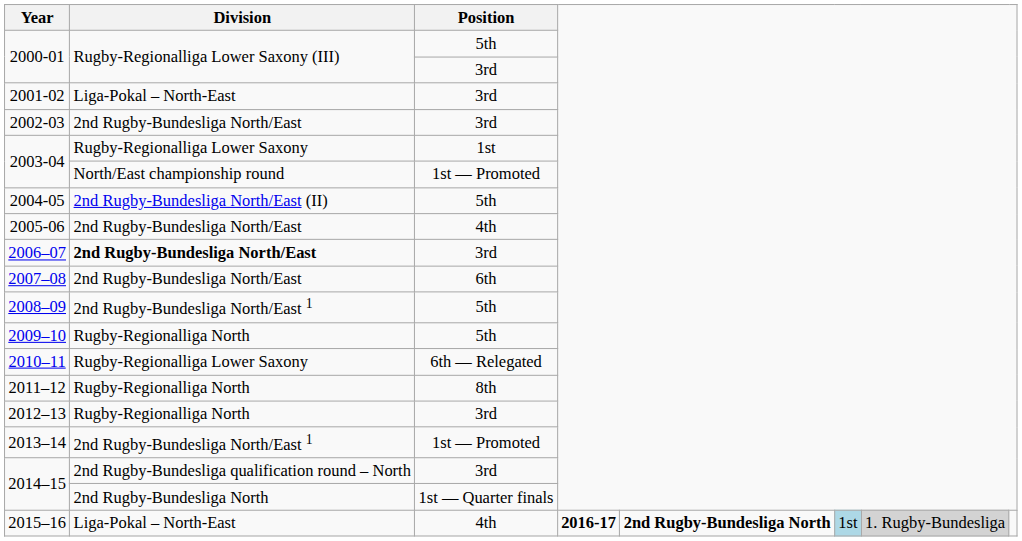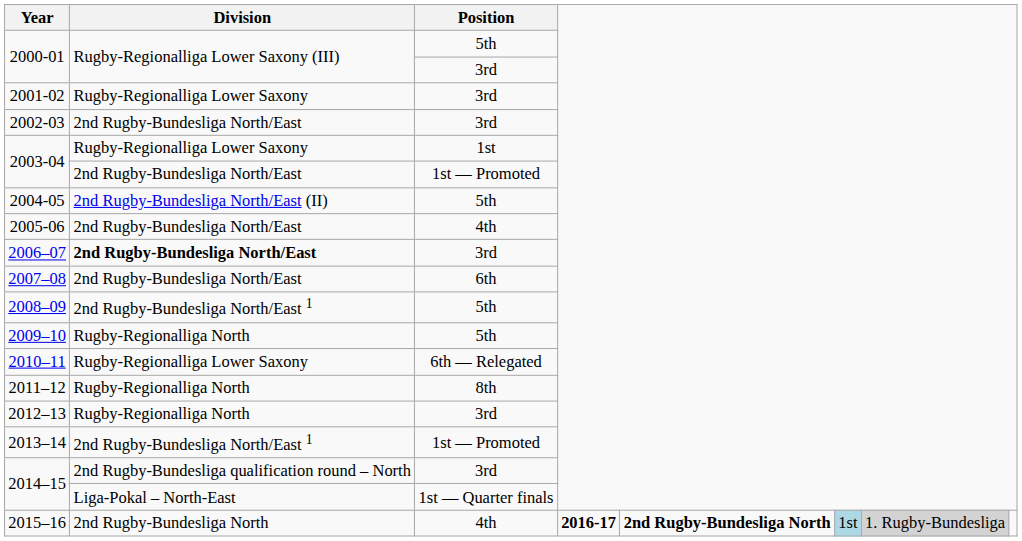(155, 95) Liga-Pokal – North-East -> (191, 95) Rugby-Regionalliga Lower Saxony
(179, 174) North/East championship round -> (188, 174) 2nd Rugby-Bundesliga North/East
(171, 496) 2nd Rugby-Bundesliga North -> (155, 496) Liga-Pokal – North-East
(155, 523) Liga-Pokal – North-East -> (171, 523) 2nd Rugby-Bundesliga North
